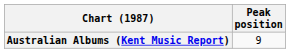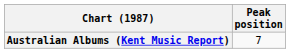(259, 40) 9 -> (259, 40) 7
